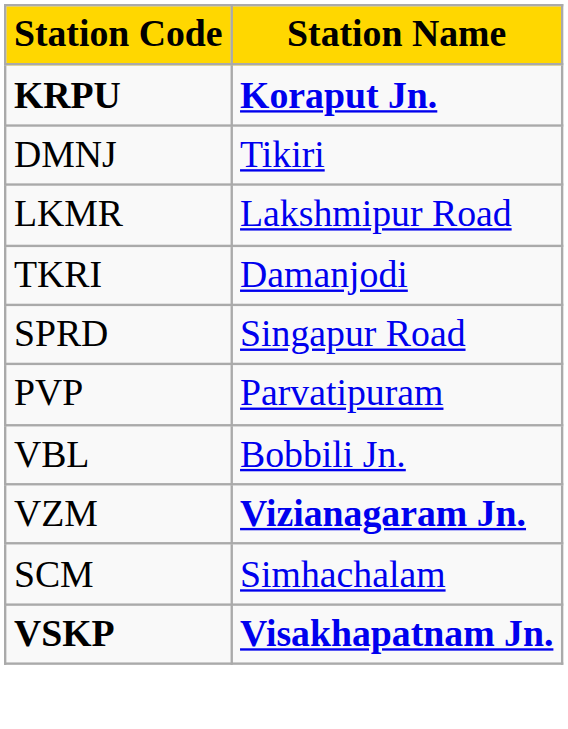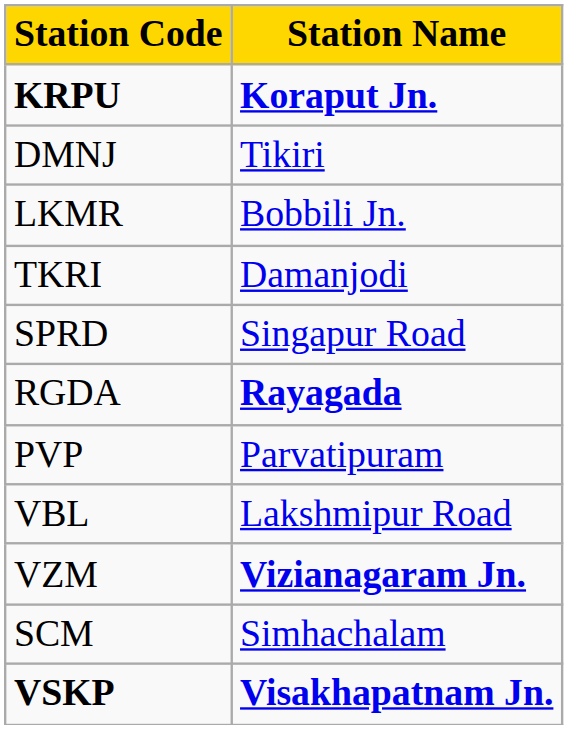(376, 214) Lakshmipur Road -> (323, 214) Bobbili Jn.
+ row: (67, 393)
(323, 453) Bobbili Jn. -> (376, 513) Lakshmipur Road
